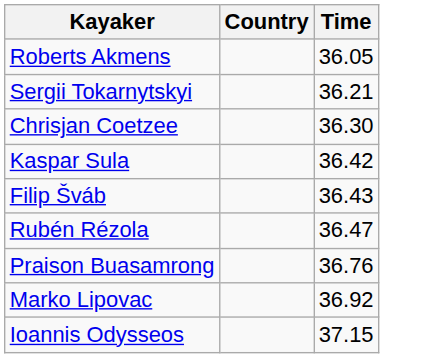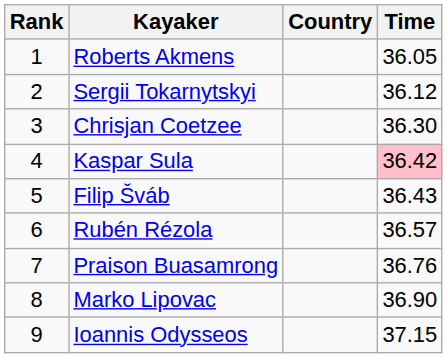+ column: (37, 21)
(346, 91) 36.21 -> (410, 91) 36.12
(346, 160) no background -> (410, 160) pink background
(346, 230) 36.47 -> (410, 230) 36.57
(346, 299) 36.92 -> (410, 299) 36.90
